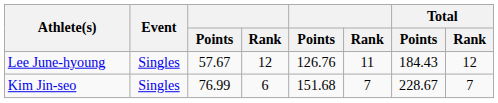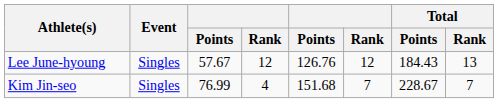(367, 63) 11 -> (367, 63) 12
(470, 63) 12 -> (470, 63) 13
(265, 86) 6 -> (265, 86) 4
